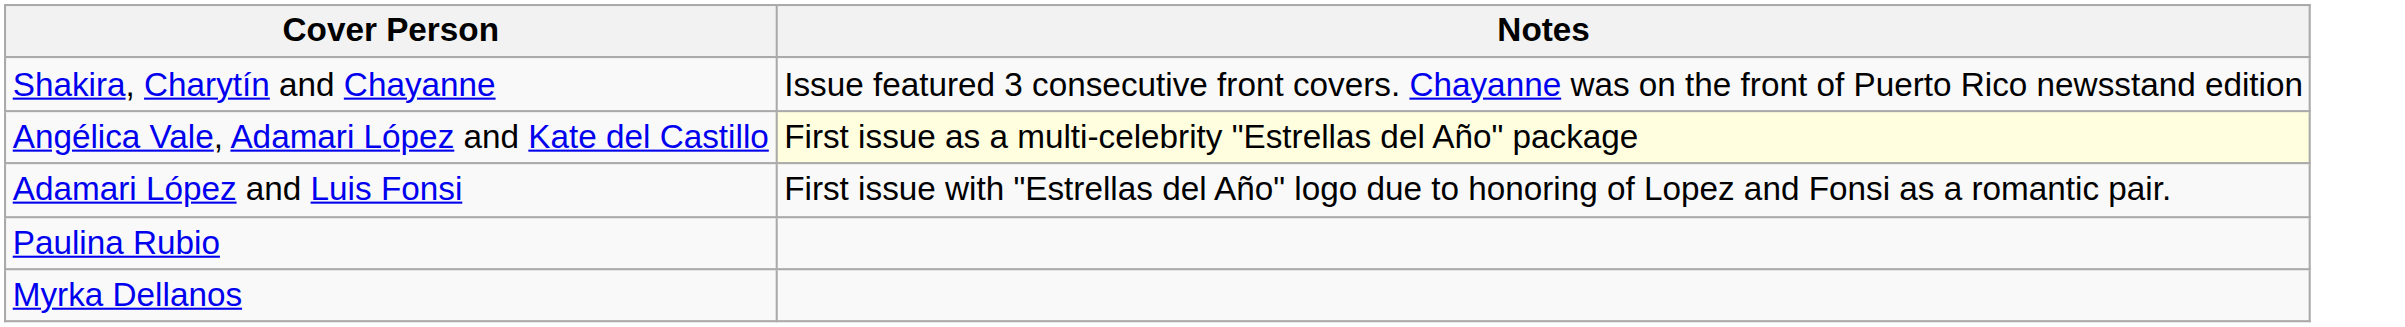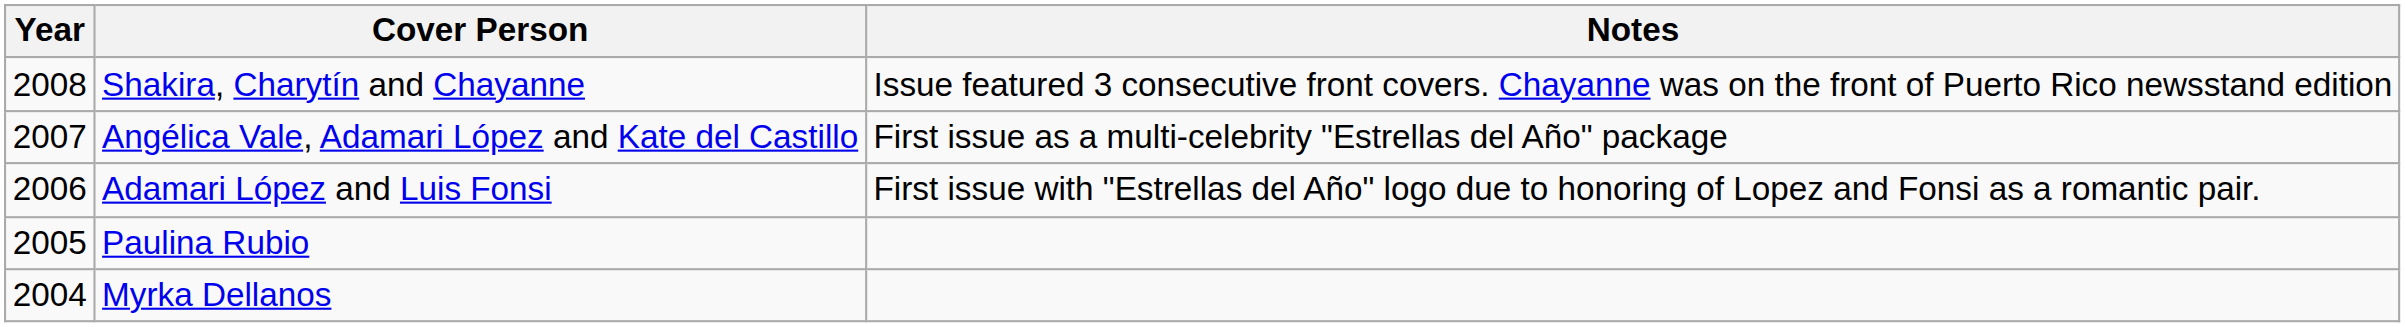+ column: (50, 30)
(1211, 136) lightyellow background -> (1301, 136) no background
